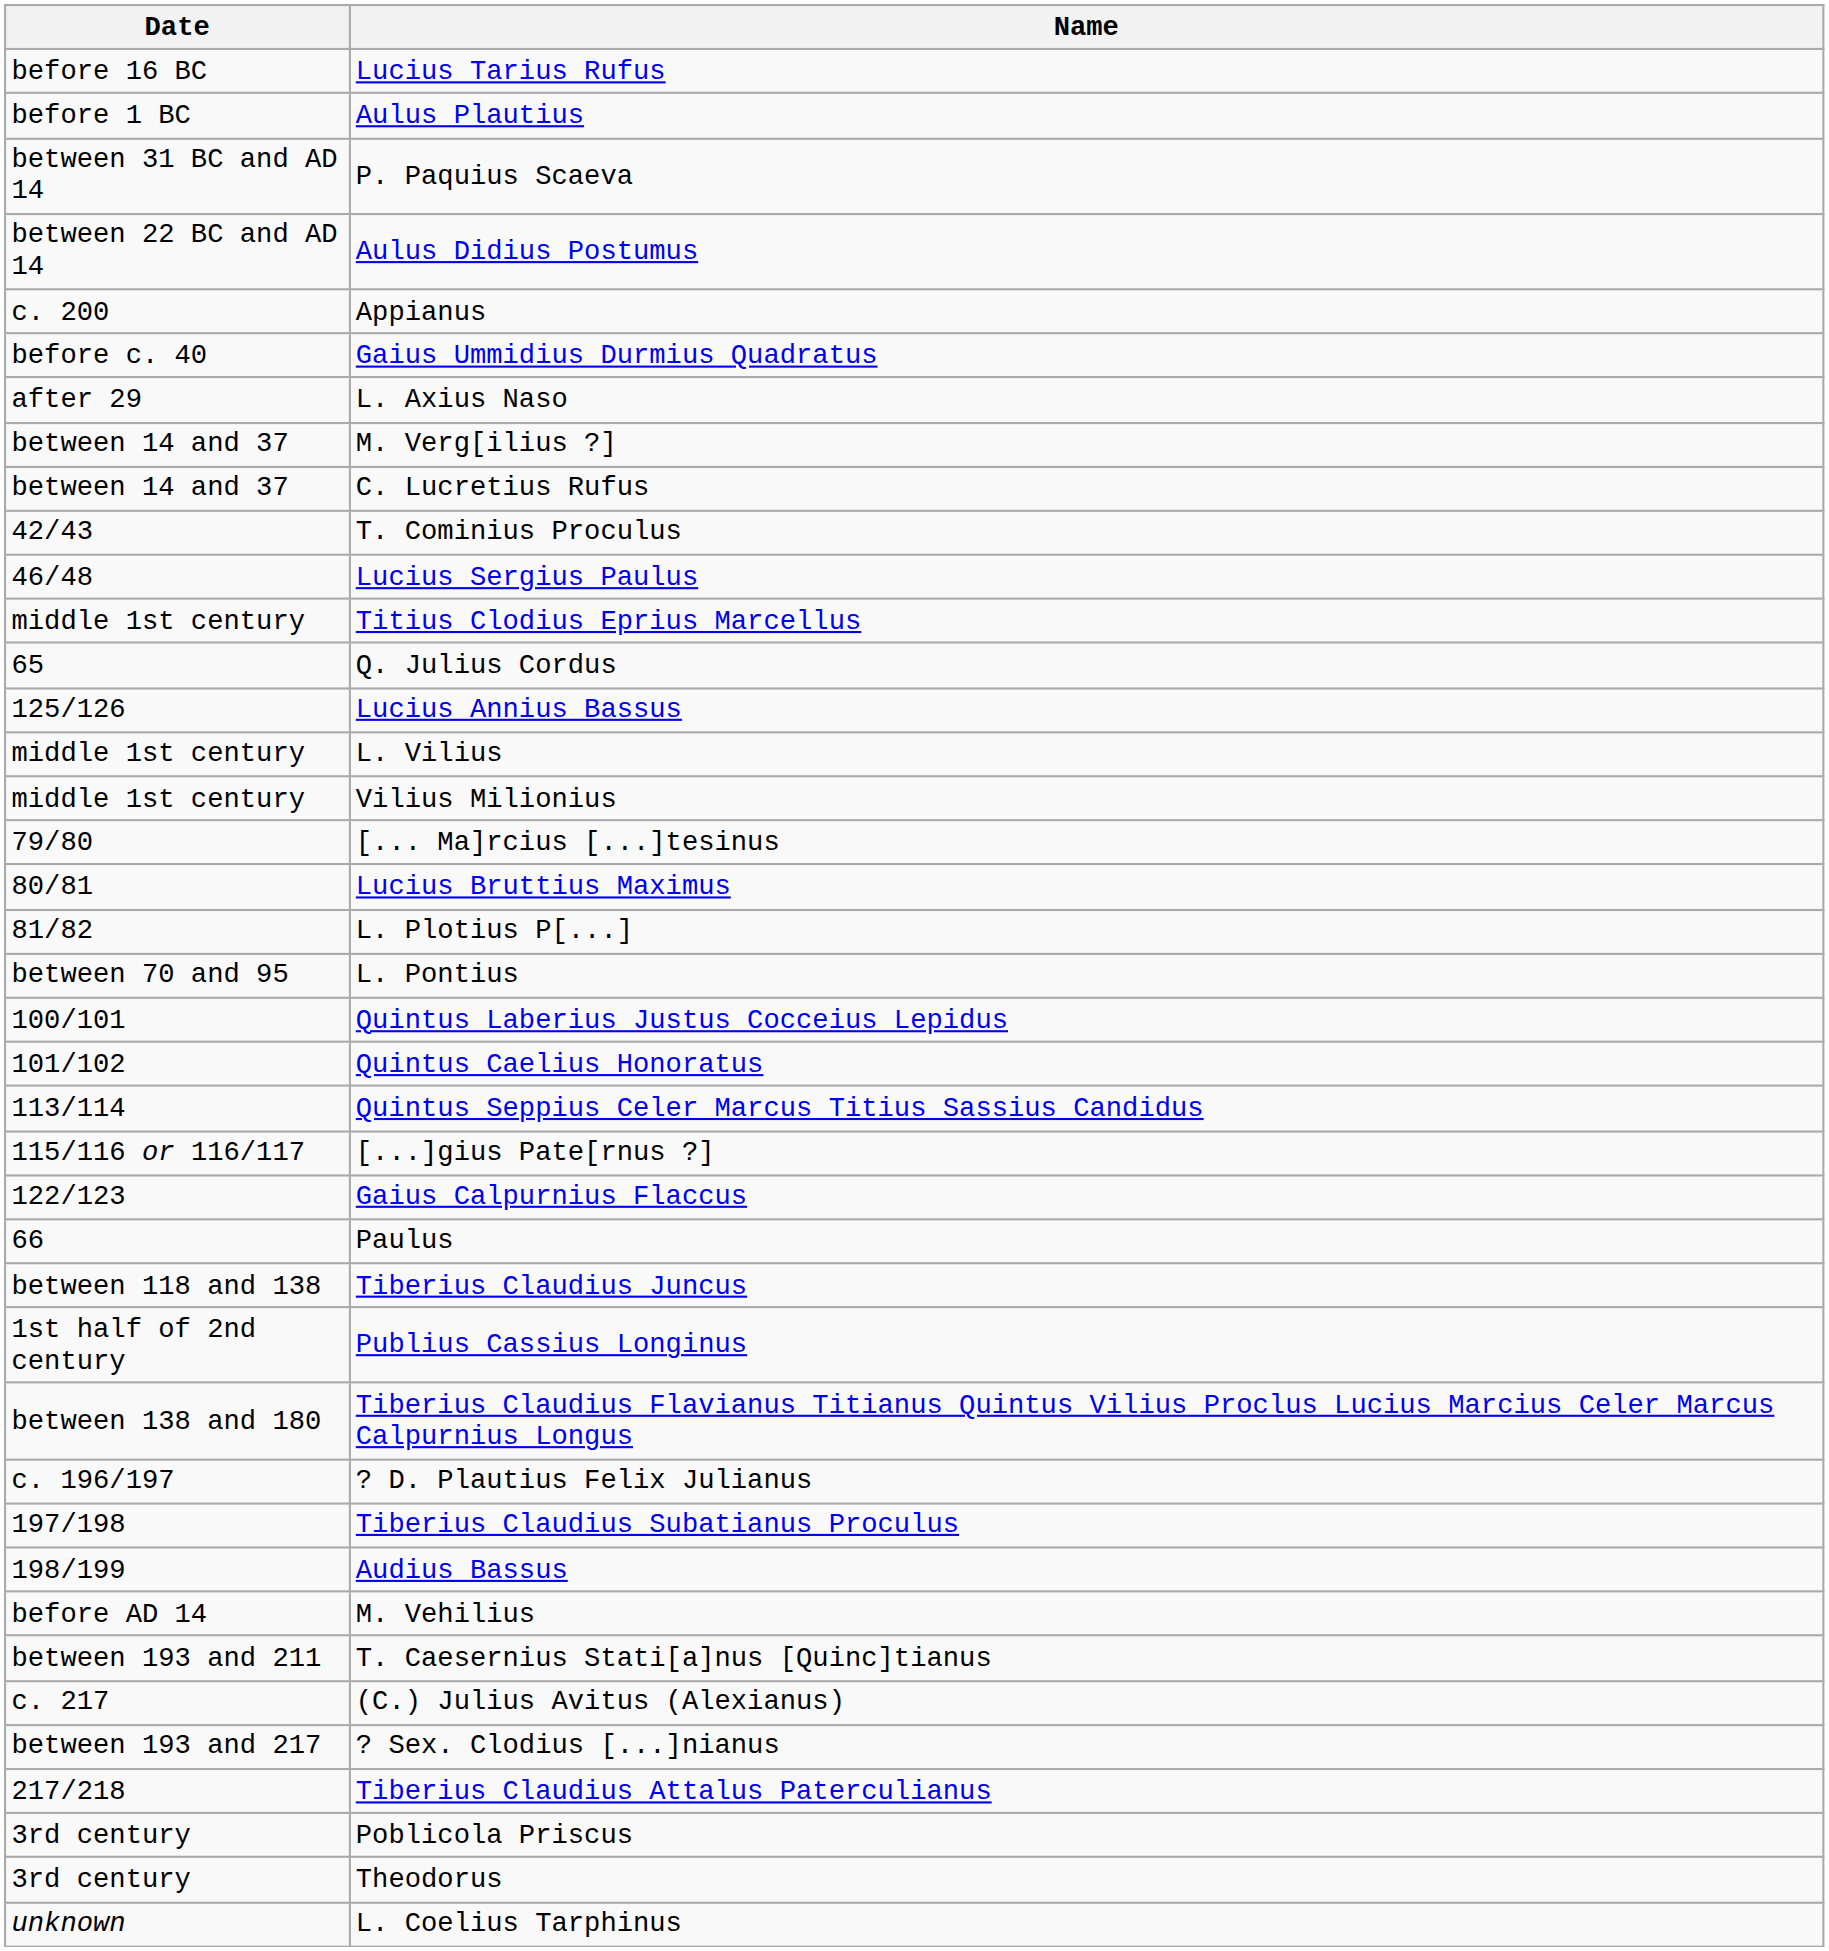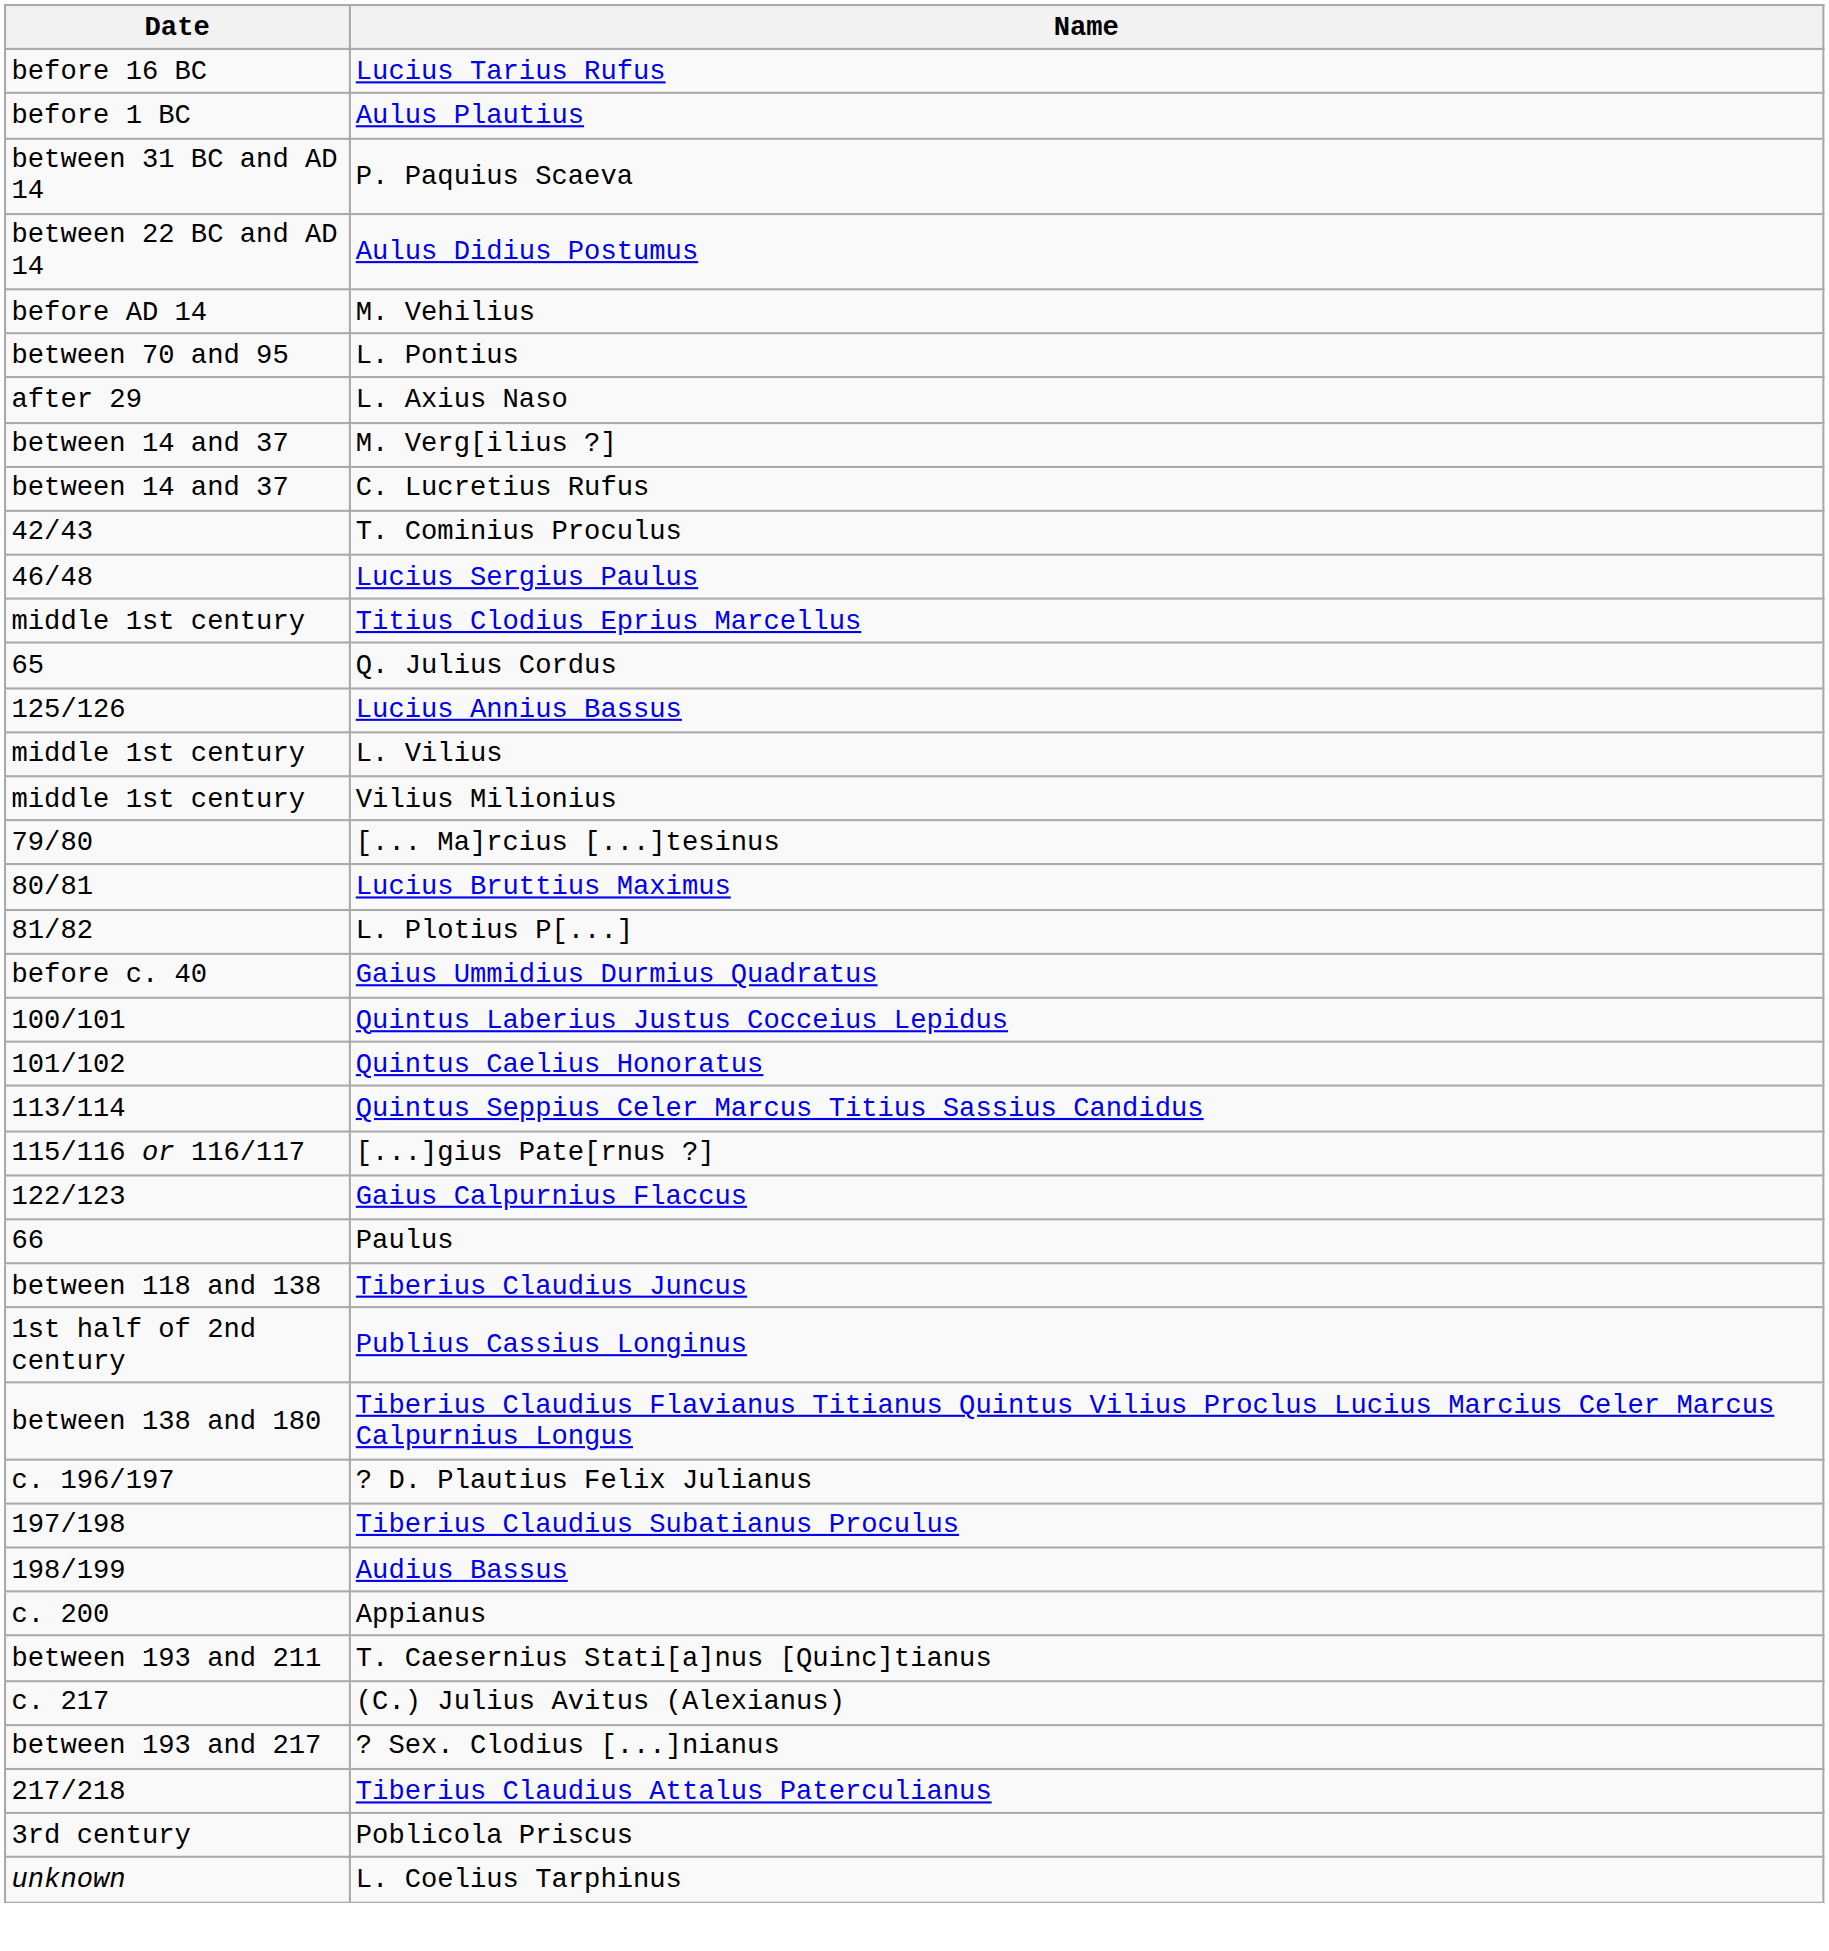rows swapped: (445, 1614) <-> (421, 311)
rows swapped: (617, 356) <-> (437, 976)
- row: (429, 1880)
